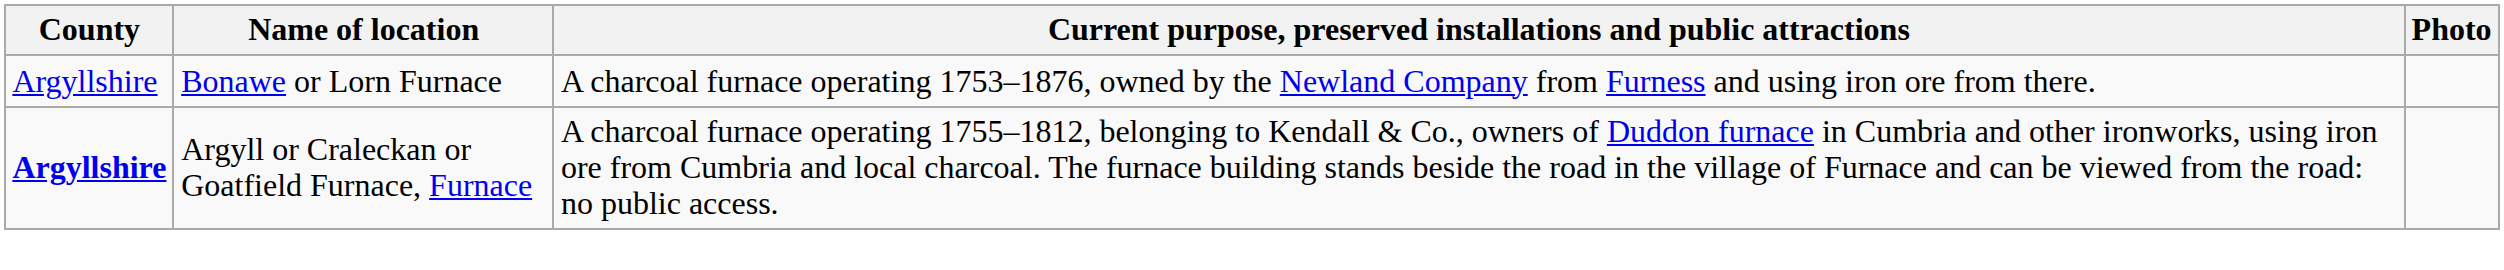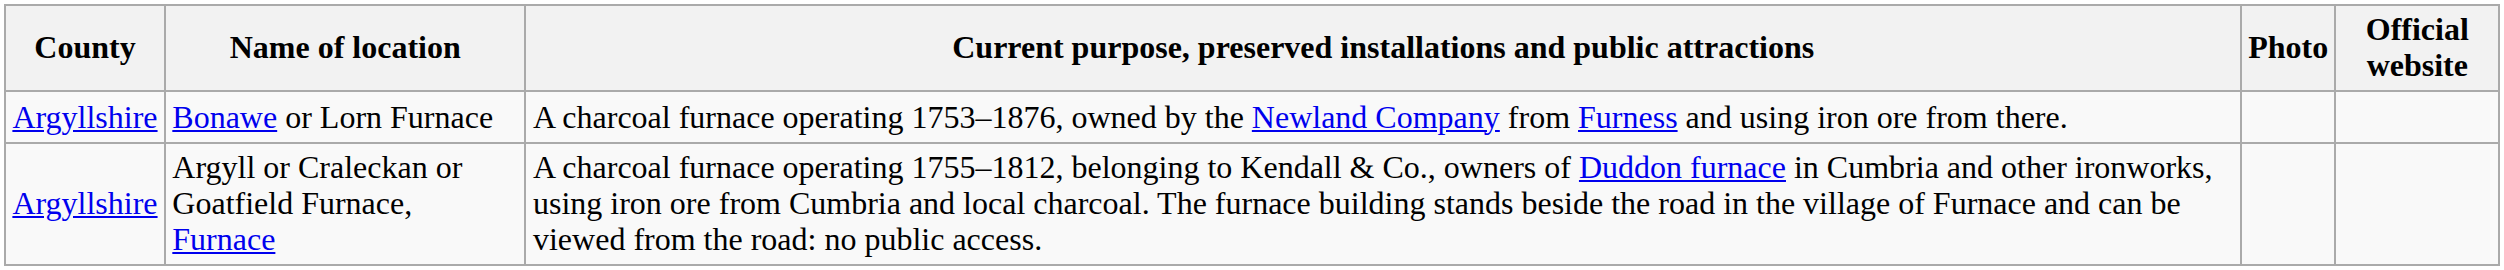+ column: (2417, 47)
(89, 167) bold -> (85, 203) normal
